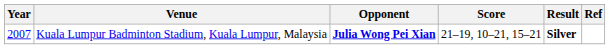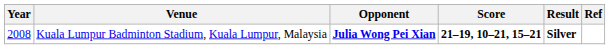(19, 34) 2007 -> (19, 34) 2008
(491, 34) normal -> (491, 34) bold
